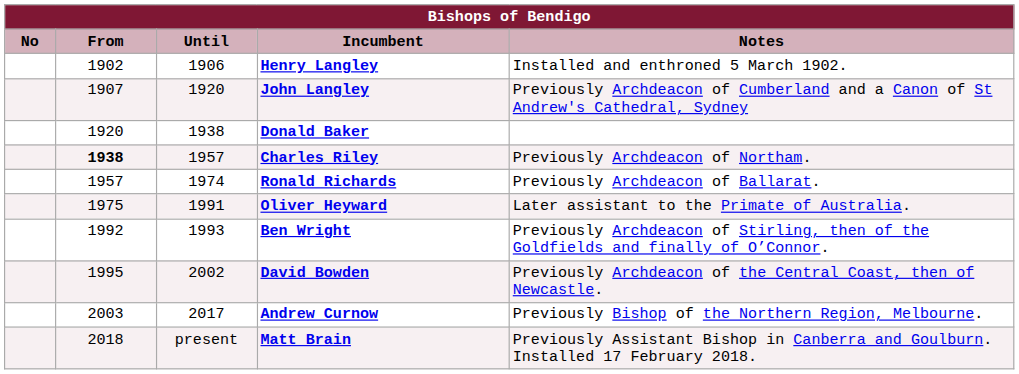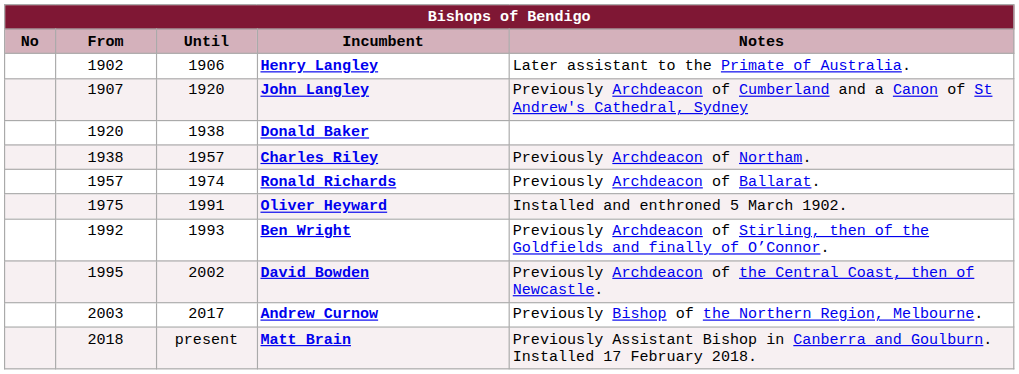(680, 66) Installed and enthroned 5 March 1902. -> (712, 66) Later assistant to the Primate of Australia.
(105, 157) bold -> (105, 157) normal
(712, 206) Later assistant to the Primate of Australia. -> (680, 206) Installed and enthroned 5 March 1902.
